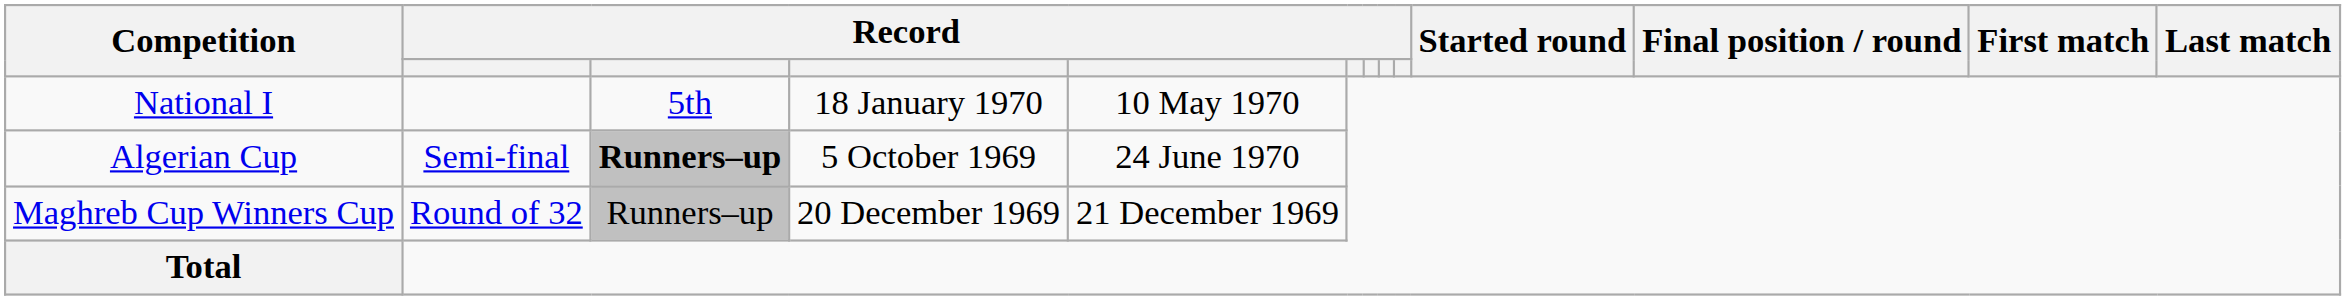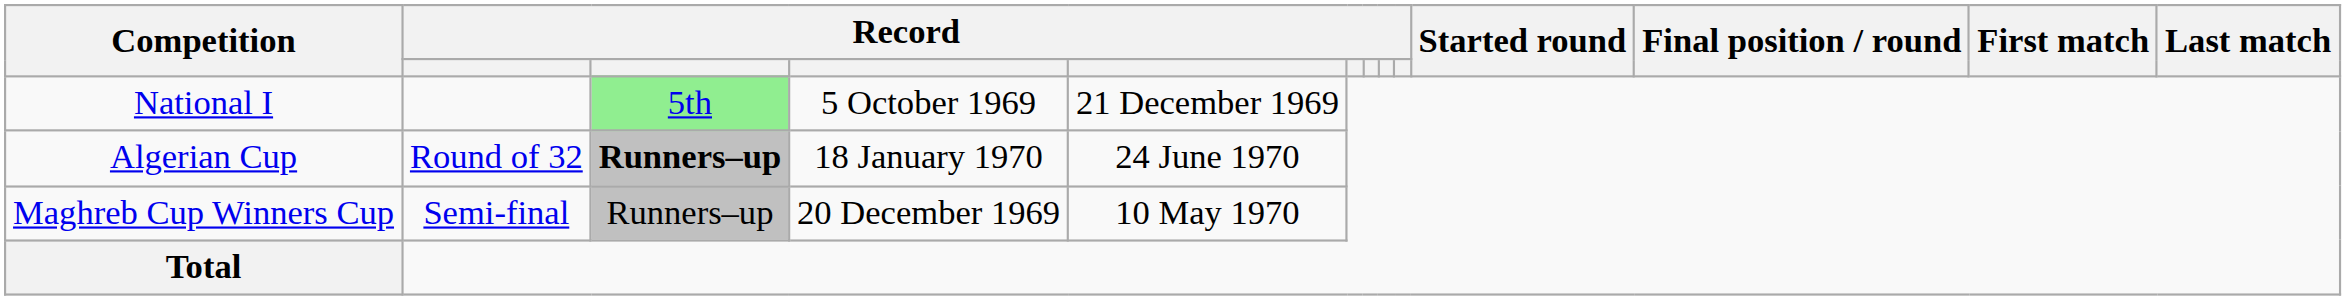(690, 102) no background -> (690, 102) lightgreen background
(929, 102) 18 January 1970 -> (929, 102) 5 October 1969
(1207, 102) 10 May 1970 -> (1207, 102) 21 December 1969
(496, 157) Semi-final -> (496, 157) Round of 32
(929, 157) 5 October 1969 -> (929, 157) 18 January 1970
(496, 212) Round of 32 -> (496, 212) Semi-final
(1207, 212) 21 December 1969 -> (1207, 212) 10 May 1970
